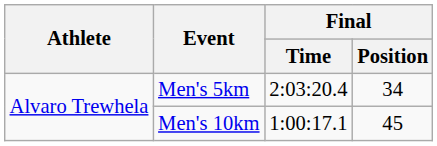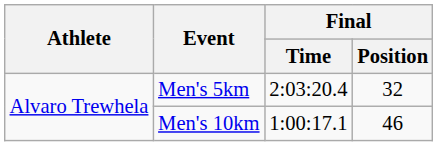(393, 89) 34 -> (393, 89) 32
(393, 123) 45 -> (393, 123) 46
